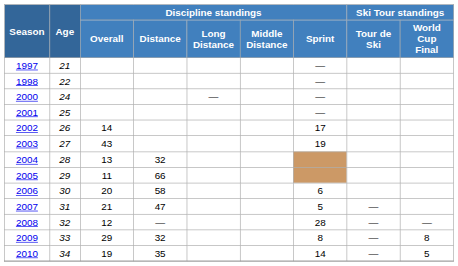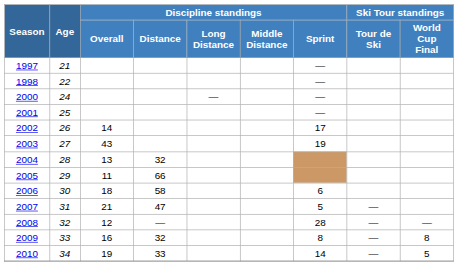(107, 191) 20 -> (107, 191) 18
(107, 238) 29 -> (107, 238) 16
(160, 253) 35 -> (160, 253) 33
